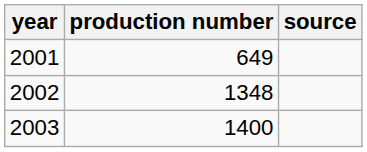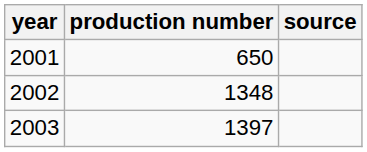(255, 57) 649 -> (255, 57) 650
(249, 127) 1400 -> (249, 127) 1397
